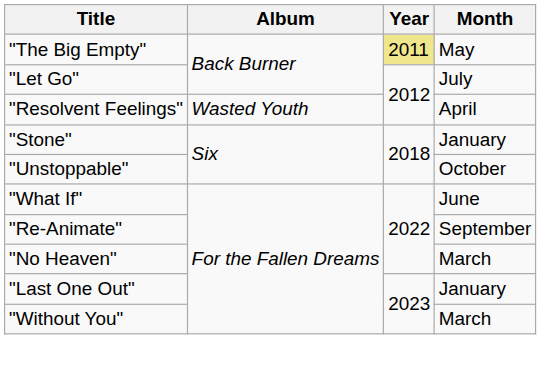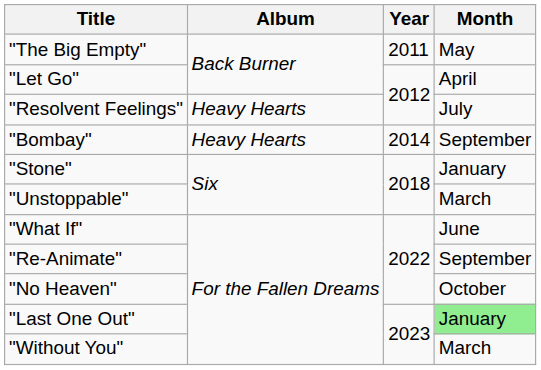(408, 49) khaki background -> (408, 49) no background
(456, 79) July -> (458, 79) April
(250, 109) Wasted Youth -> (249, 109) Heavy Hearts
(458, 109) April -> (456, 109) July
+ row: (50, 139)
(472, 169) October -> (465, 199) March
(465, 259) March -> (472, 288) October
(472, 288) no background -> (472, 318) lightgreen background
